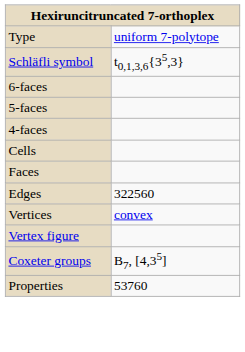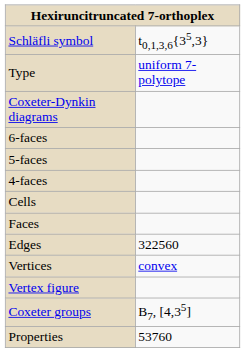rows swapped: (22, 36) <-> (51, 61)
+ row: (52, 109)
